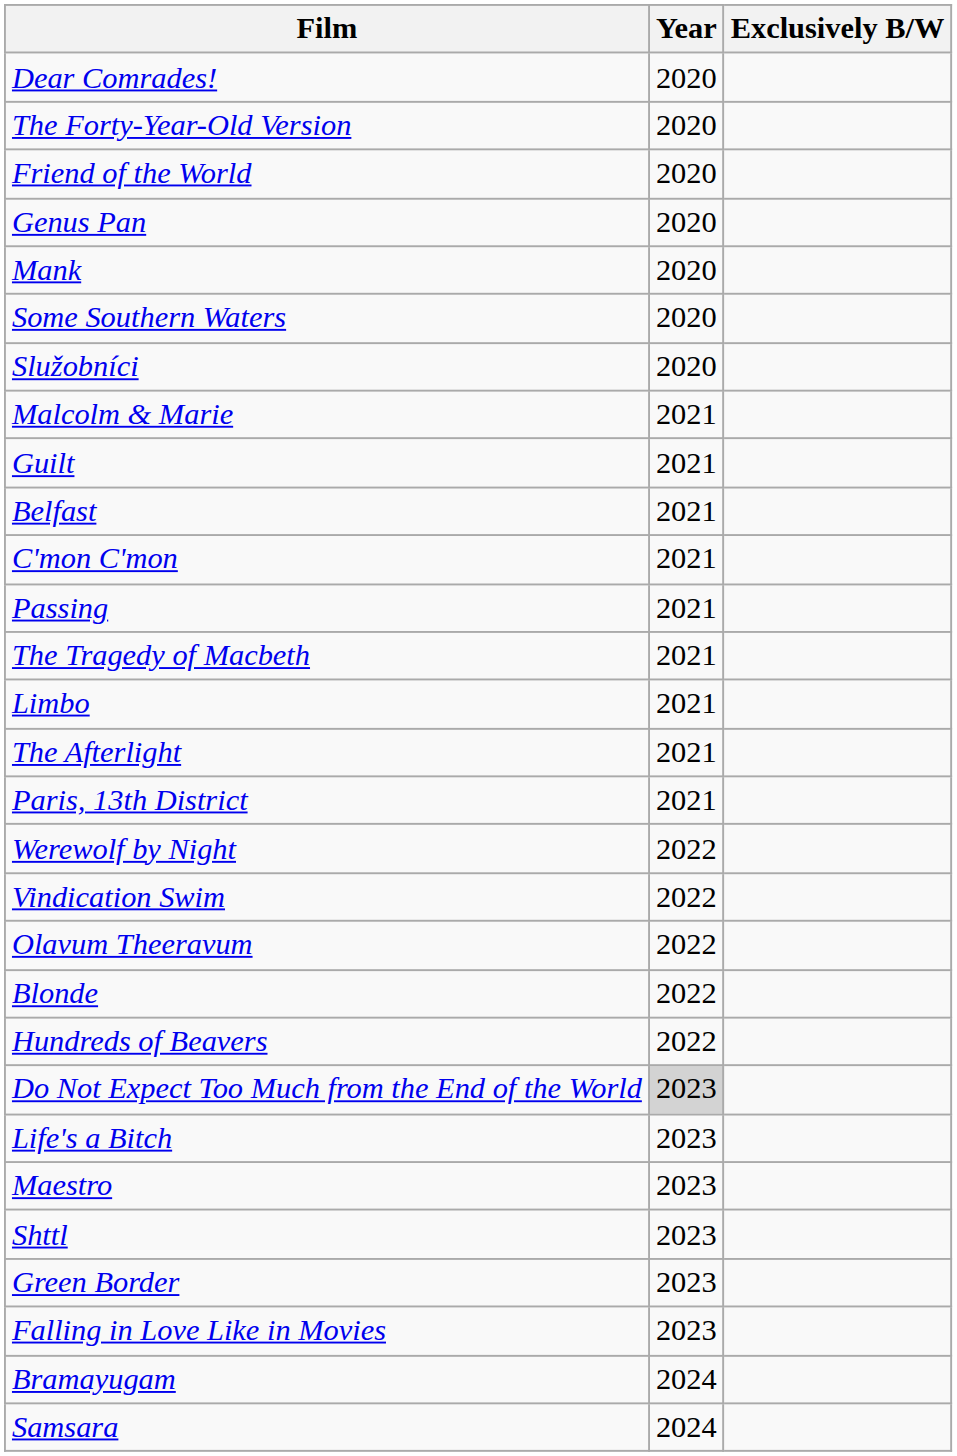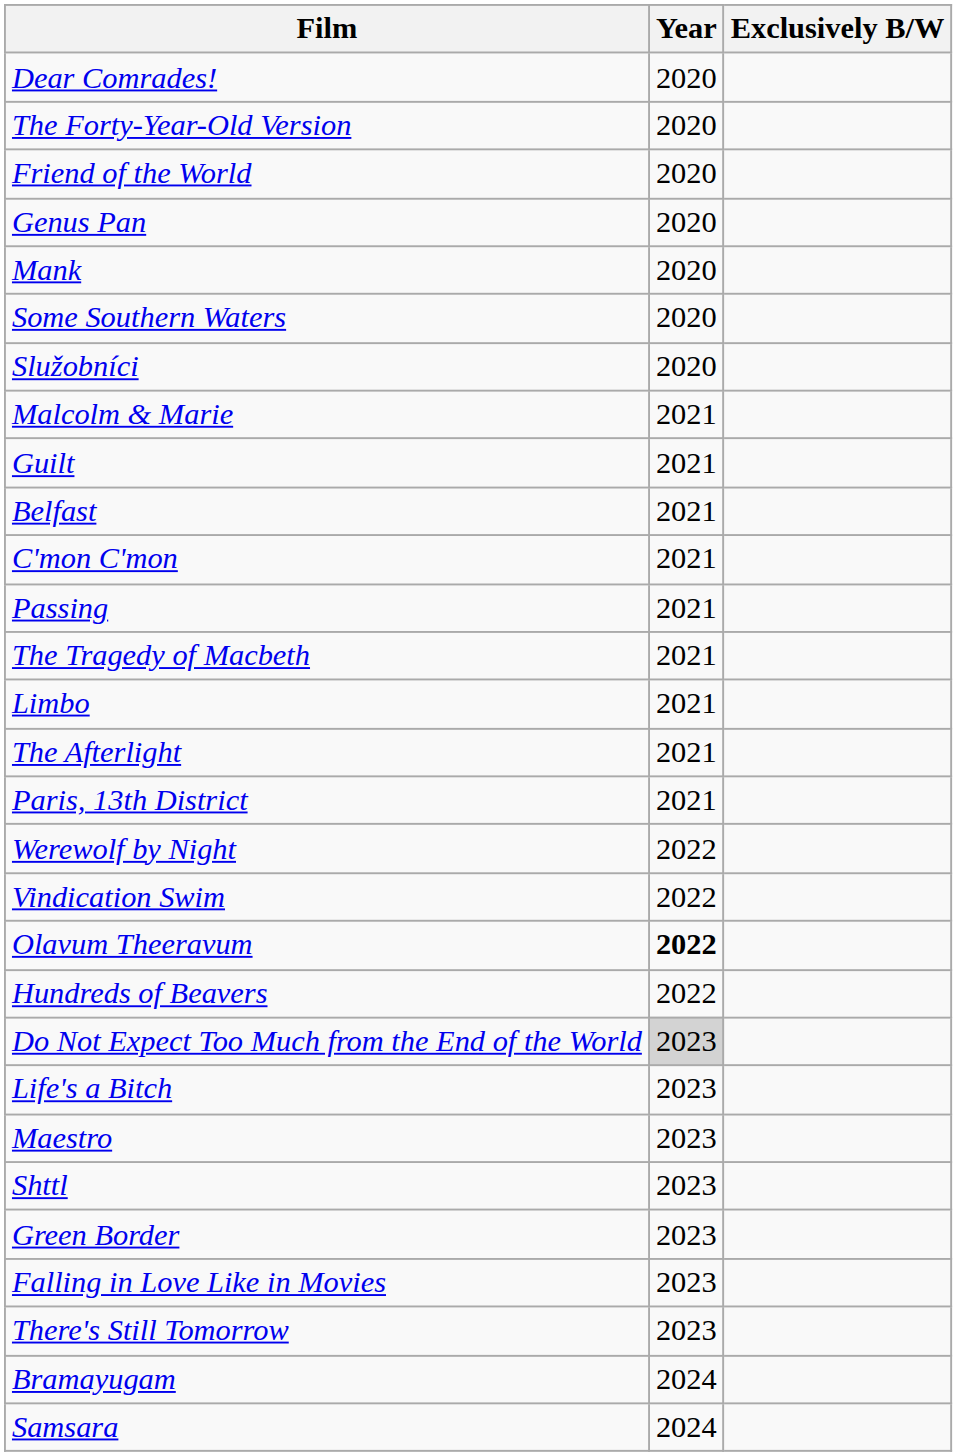(686, 944) normal -> (686, 944) bold
- row: (55, 992)
+ row: (150, 1330)
